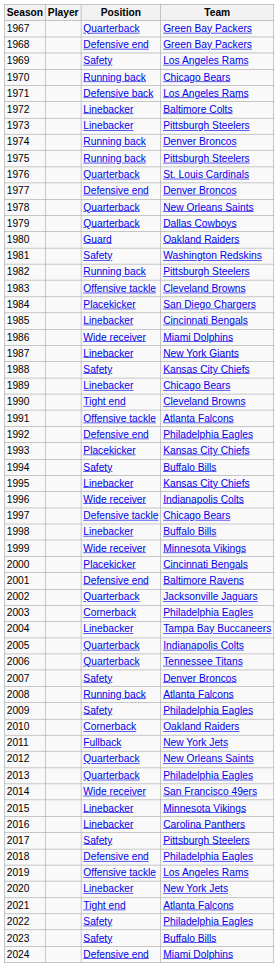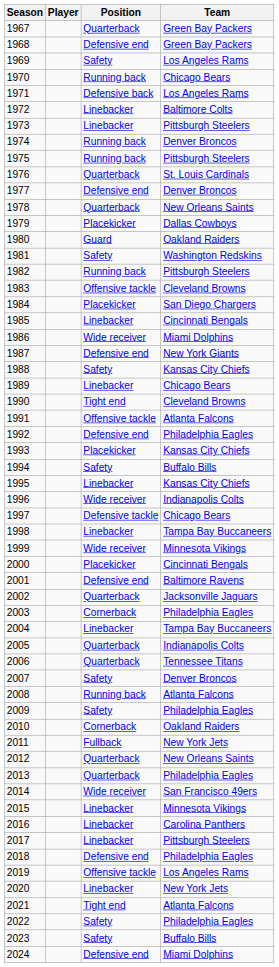(111, 223) Quarterback -> (109, 223) Placekicker
(108, 353) Linebacker -> (116, 353) Defensive end
(190, 532) Buffalo Bills -> (217, 532) Tampa Bay Buccaneers
(98, 840) Safety -> (108, 840) Linebacker
